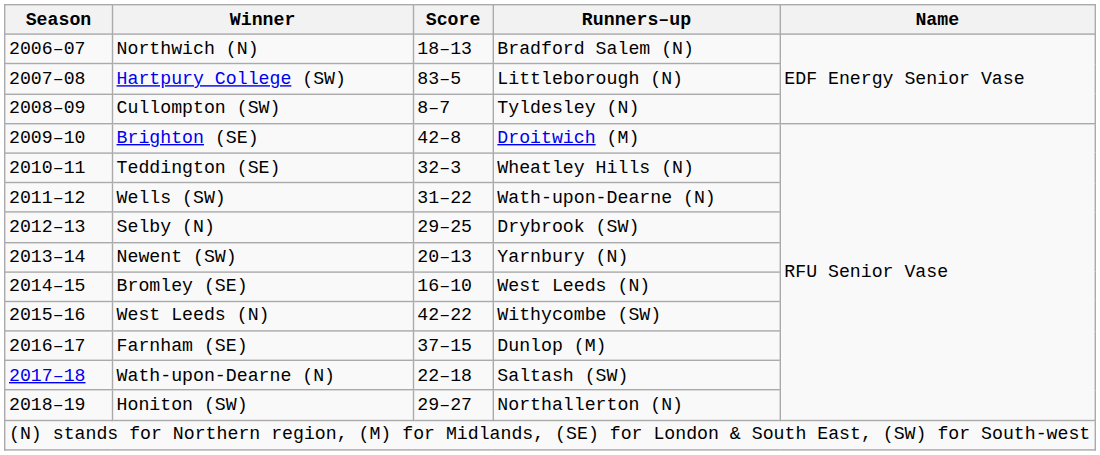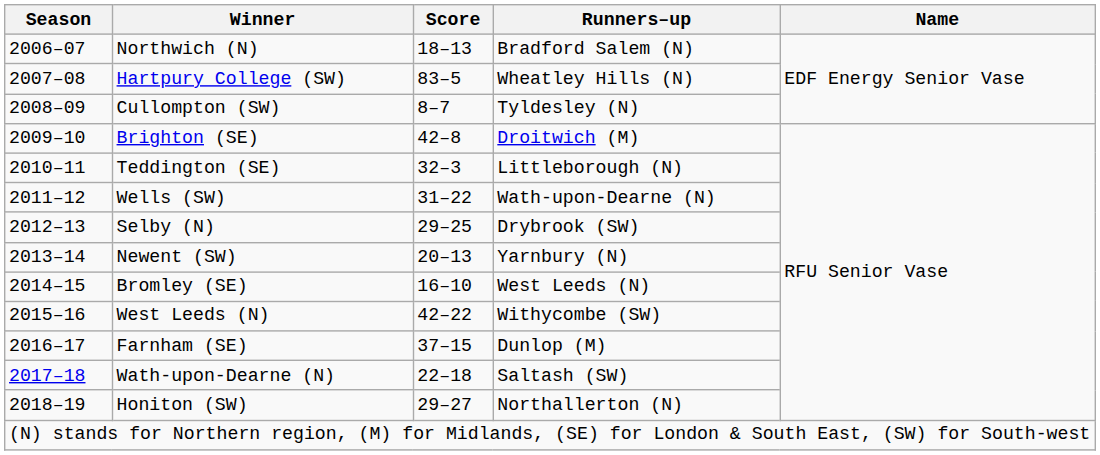(590, 79) Littleborough (N) -> (596, 79) Wheatley Hills (N)
(596, 168) Wheatley Hills (N) -> (590, 168) Littleborough (N)
